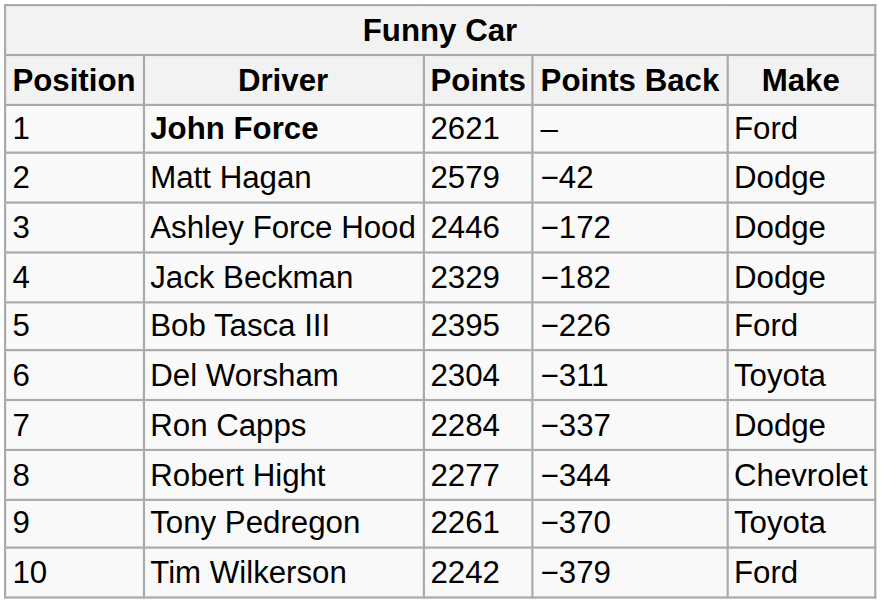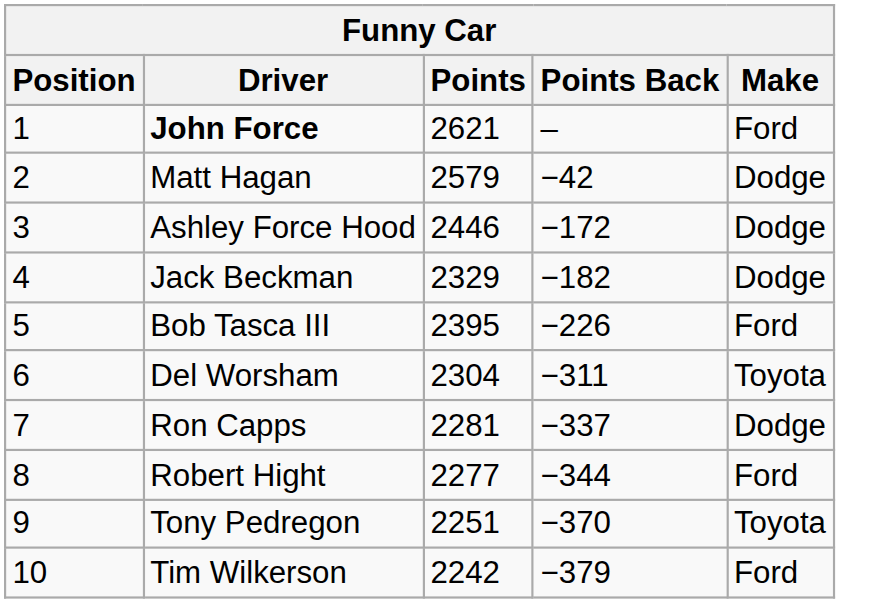(465, 425) 2284 -> (465, 425) 2281
(801, 474) Chevrolet -> (766, 474) Ford
(465, 524) 2261 -> (465, 524) 2251
